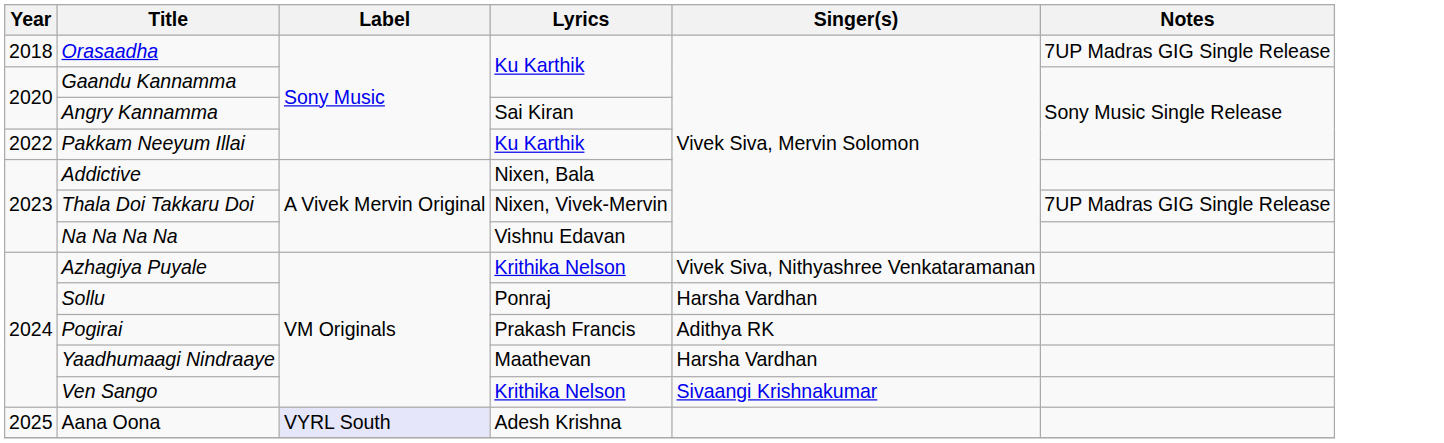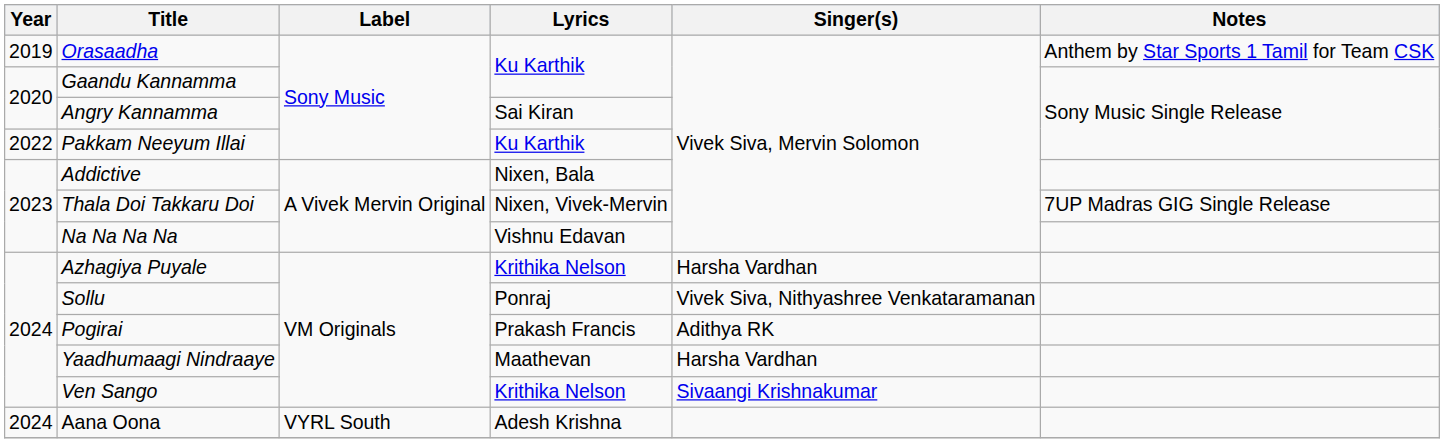(31, 50) 2018 -> (31, 50) 2019
(1187, 50) 7UP Madras GIG Single Release -> (1239, 50) Anthem by Star Sports 1 Tamil for Team CSK
(856, 267) Vivek Siva, Nithyashree Venkataramanan -> (747, 267) Harsha Vardhan
(747, 298) Harsha Vardhan -> (856, 298) Vivek Siva, Nithyashree Venkataramanan
(31, 422) 2025 -> (31, 422) 2024
(337, 422) lavender background -> (337, 422) no background
